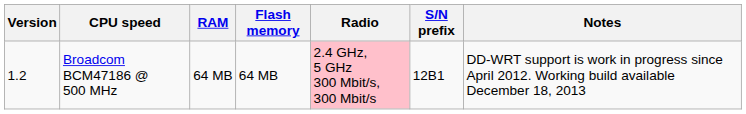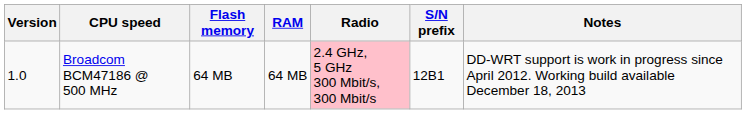columns swapped: (213, 22) <-> (273, 22)
(17, 75) 1.2 -> (17, 75) 1.0
